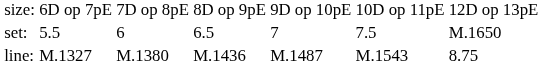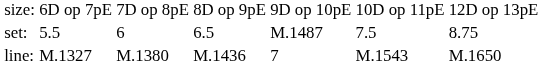(274, 32) 7 -> (297, 32) M.1487
(475, 32) M.1650 -> (463, 32) 8.75
(297, 55) M.1487 -> (274, 55) 7
(463, 55) 8.75 -> (475, 55) M.1650
